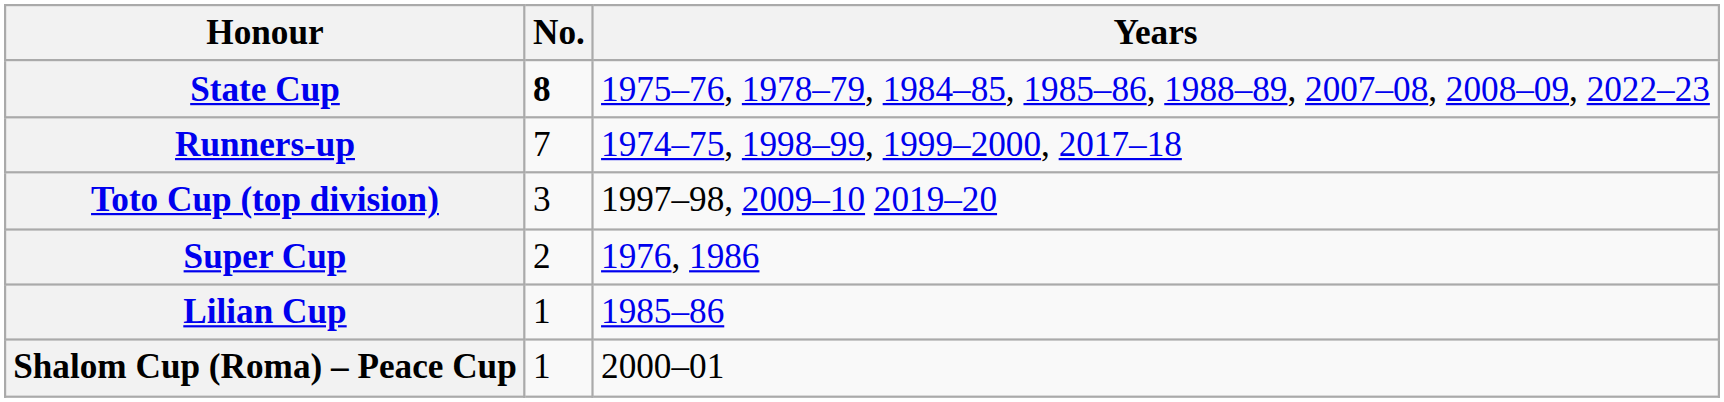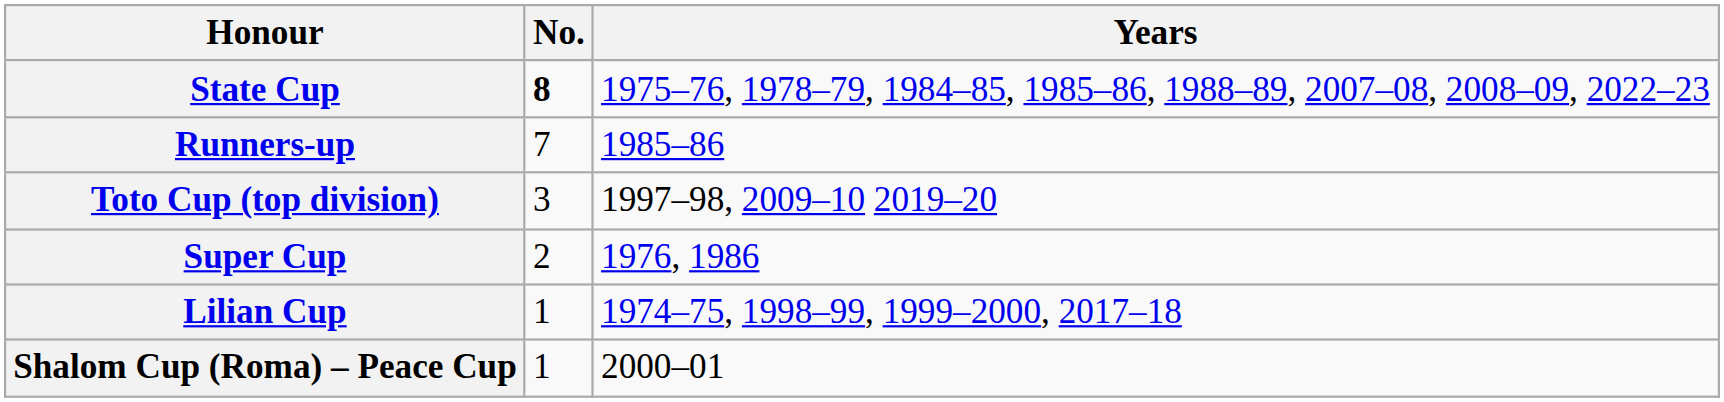(891, 144) 1974–75, 1998–99, 1999–2000, 2017–18 -> (663, 144) 1985–86
(663, 311) 1985–86 -> (891, 311) 1974–75, 1998–99, 1999–2000, 2017–18
